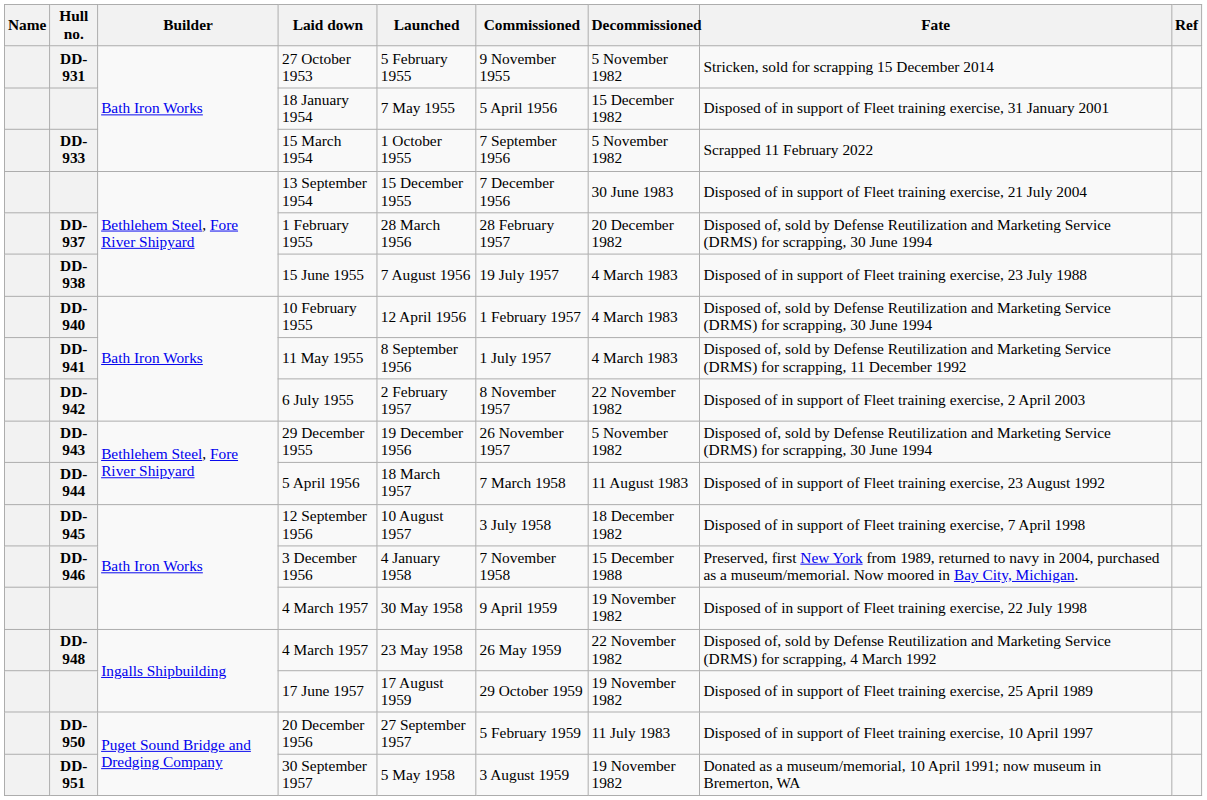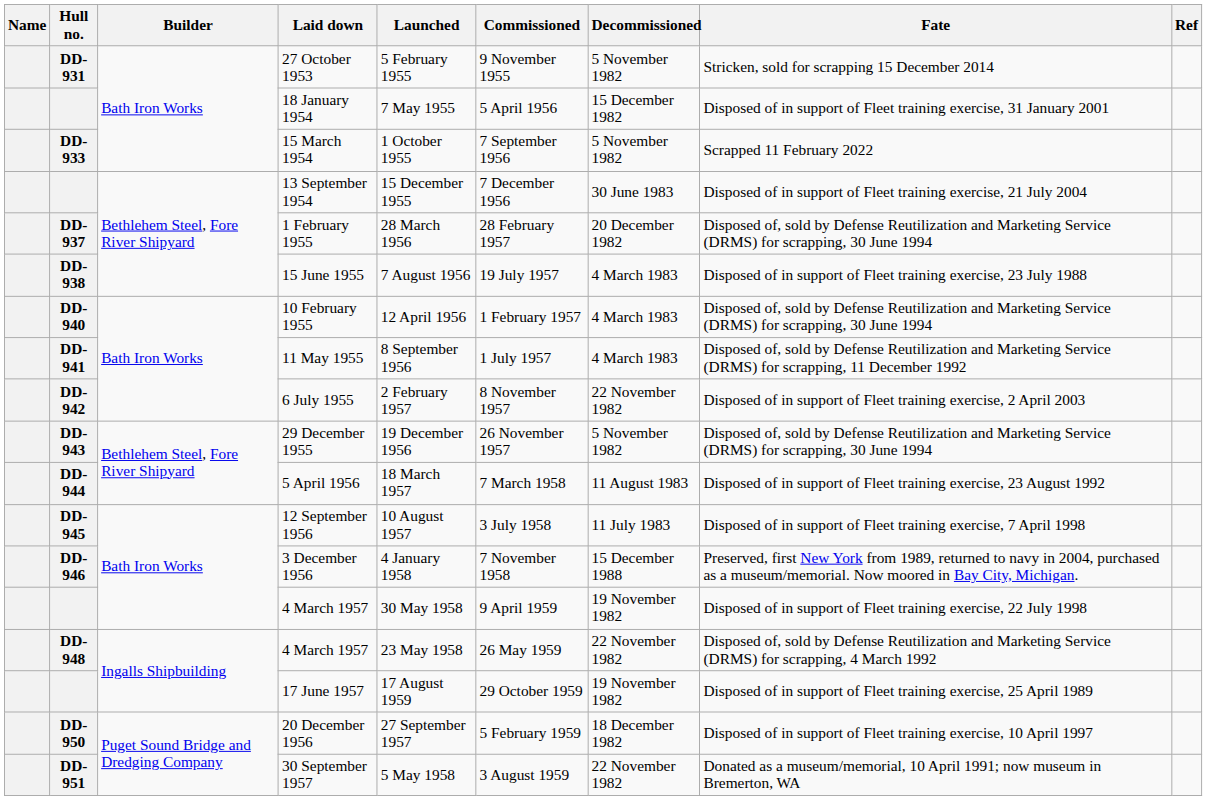(633, 524) 18 December 1982 -> (631, 524) 11 July 1983
(631, 733) 11 July 1983 -> (633, 733) 18 December 1982
(634, 774) 19 November 1982 -> (634, 774) 22 November 1982
